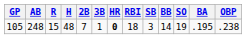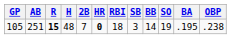- column: (99, 12)
(36, 27) 248 -> (36, 27) 251
(54, 27) normal -> (54, 27) bold
